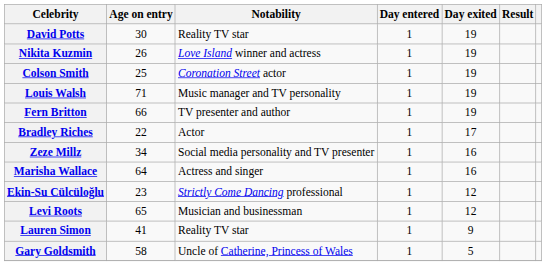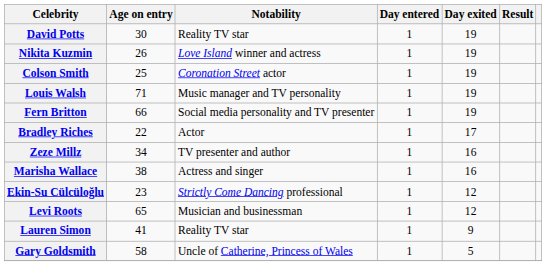(234, 112) TV presenter and author -> (276, 112) Social media personality and TV presenter
(276, 152) Social media personality and TV presenter -> (234, 152) TV presenter and author
(141, 172) 64 -> (141, 172) 38
